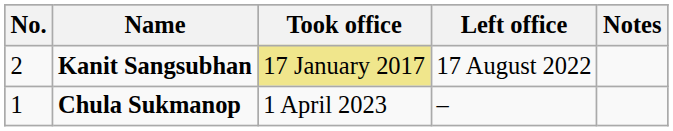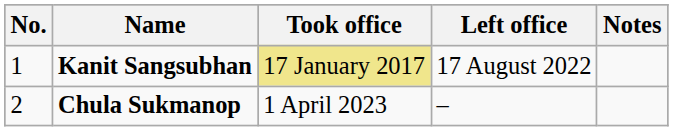(17, 65) 2 -> (17, 65) 1
(17, 105) 1 -> (17, 105) 2
